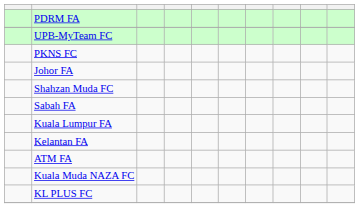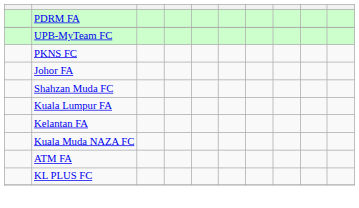- row: (55, 106)
rows swapped: (53, 159) <-> (84, 176)
